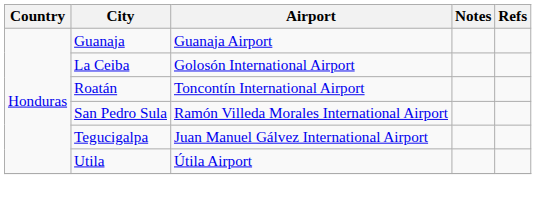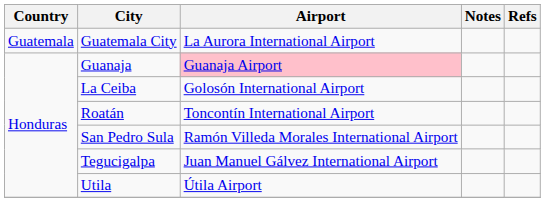+ row: (129, 40)
(223, 40) no background -> (233, 64) pink background
